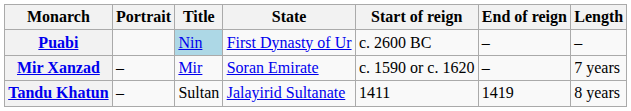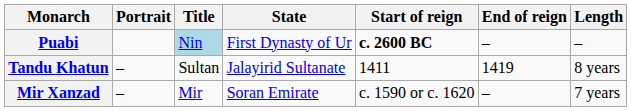(395, 42) normal -> (396, 42) bold
rows swapped: (58, 93) <-> (58, 67)
